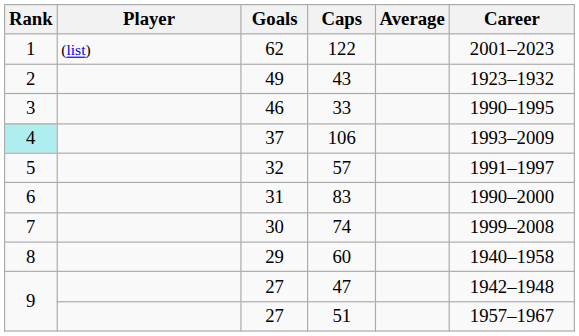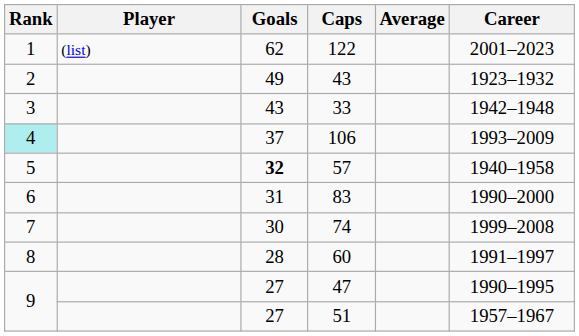(275, 108) 46 -> (275, 108) 43
(512, 108) 1990–1995 -> (512, 108) 1942–1948
(275, 167) normal -> (275, 167) bold
(512, 167) 1991–1997 -> (512, 167) 1940–1958
(275, 256) 29 -> (275, 256) 28
(512, 256) 1940–1958 -> (512, 256) 1991–1997
(512, 286) 1942–1948 -> (512, 286) 1990–1995
